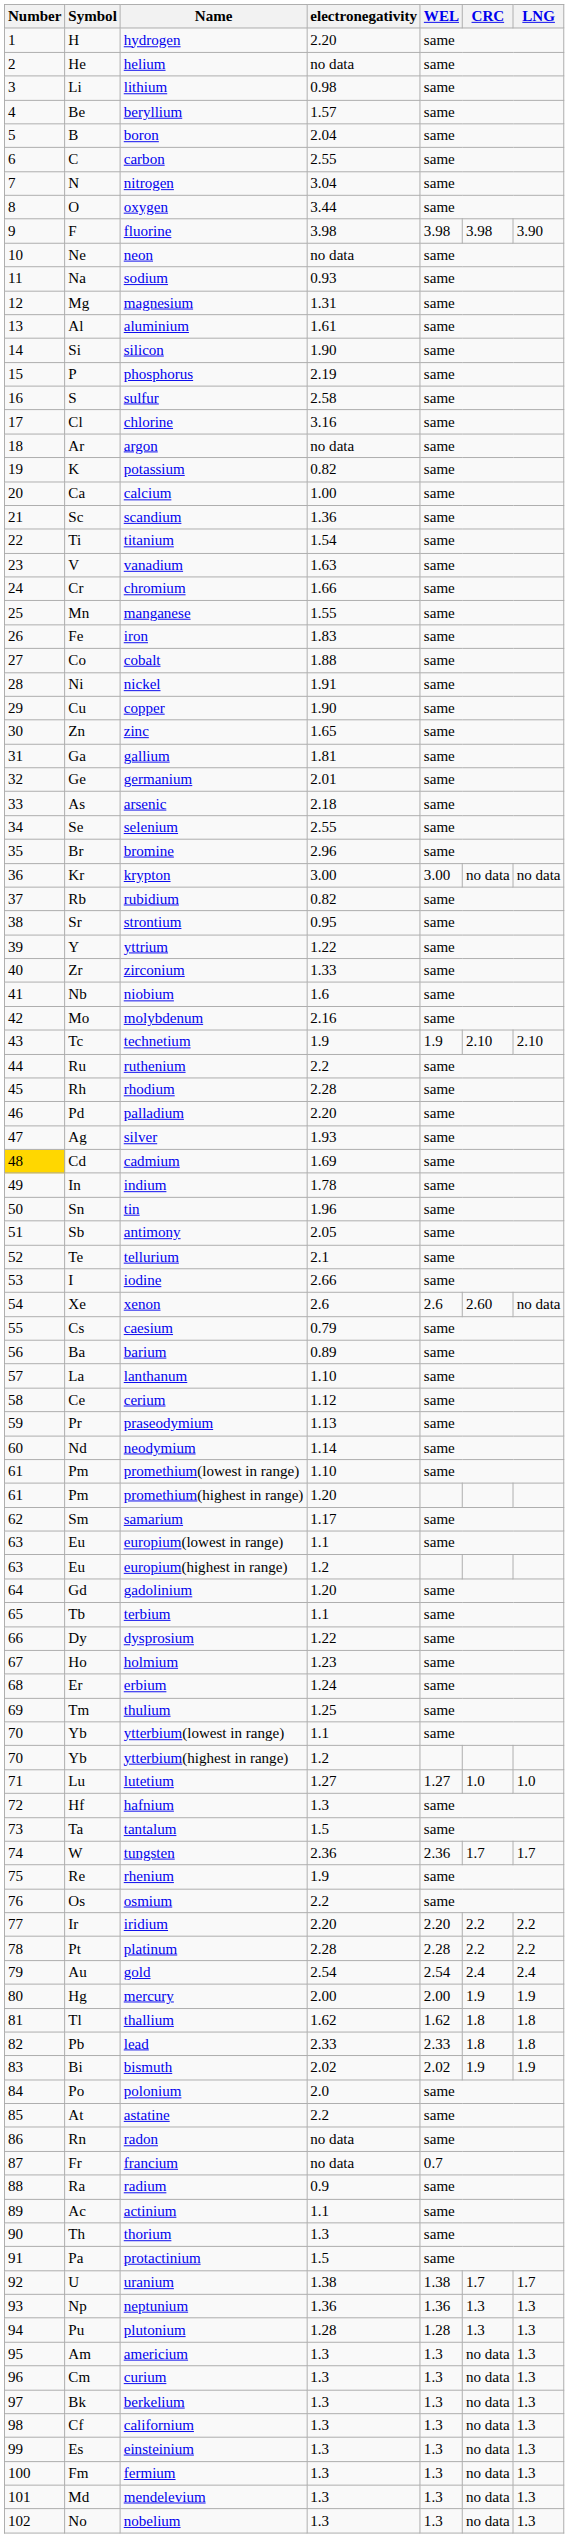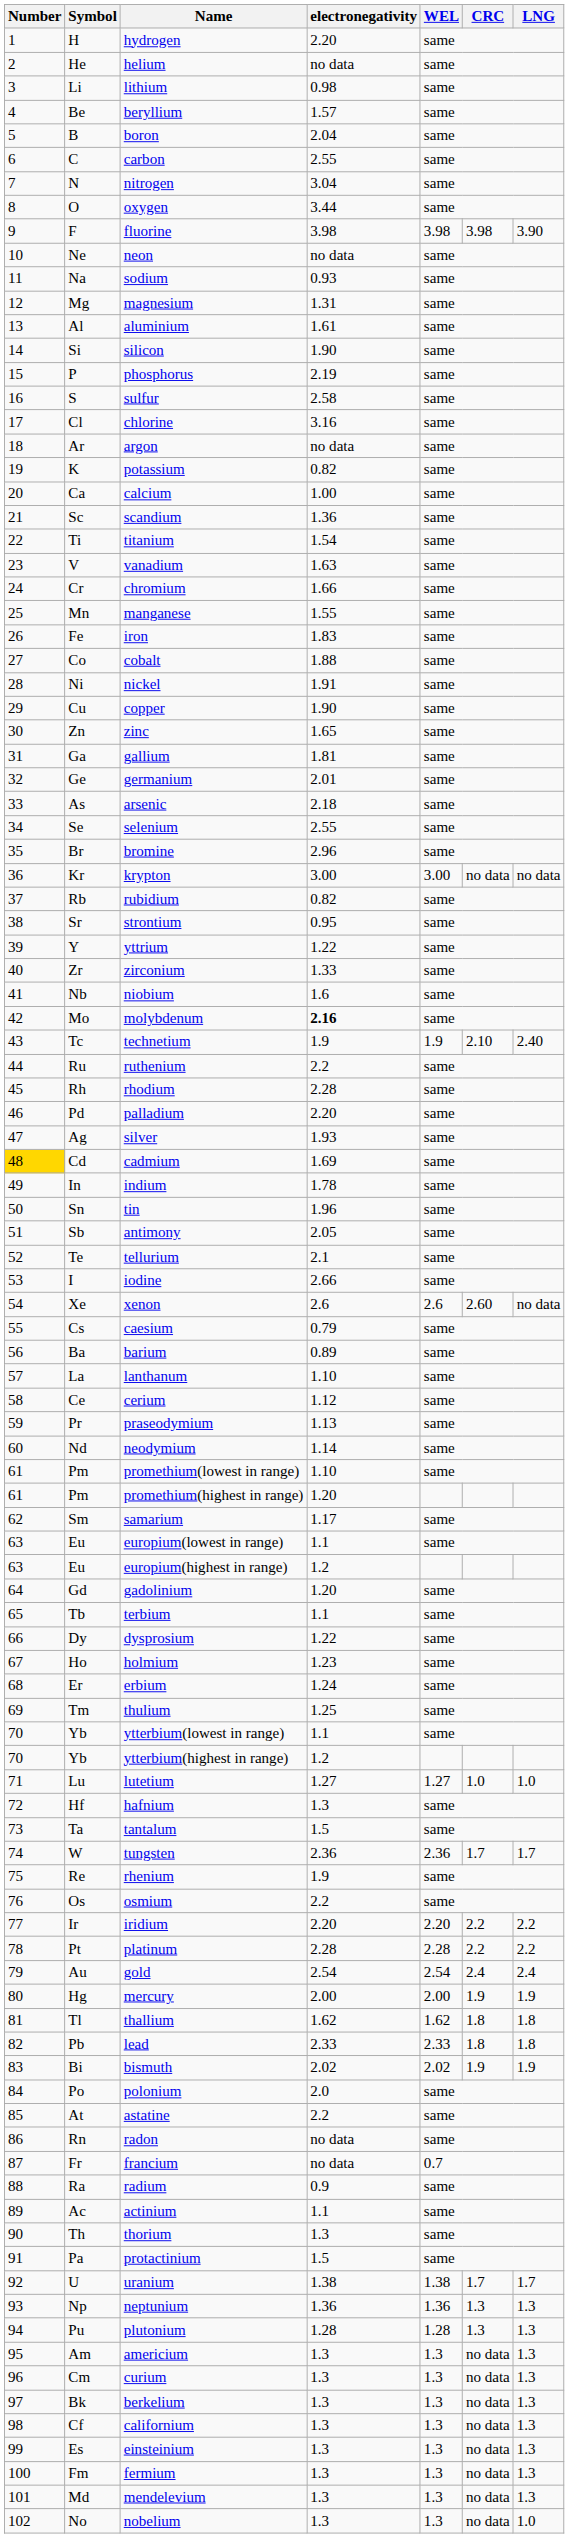(323, 1018) normal -> (323, 1018) bold
(530, 1042) 2.10 -> (530, 1042) 2.40
(526, 2520) 1.3 -> (526, 2520) 1.0
